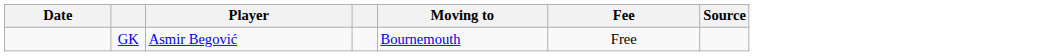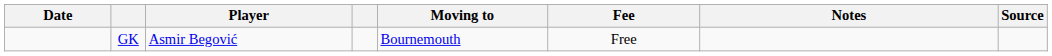+ column: (849, 16)
